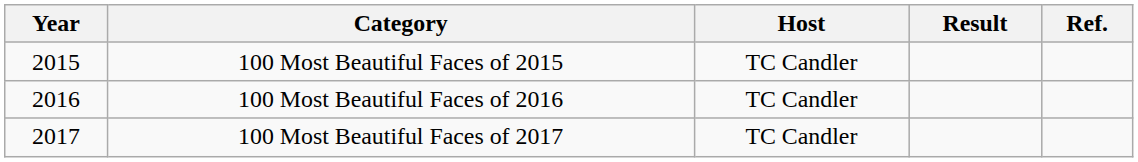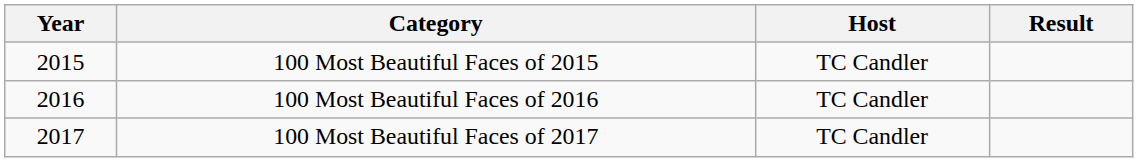- column: (1087, 23)
